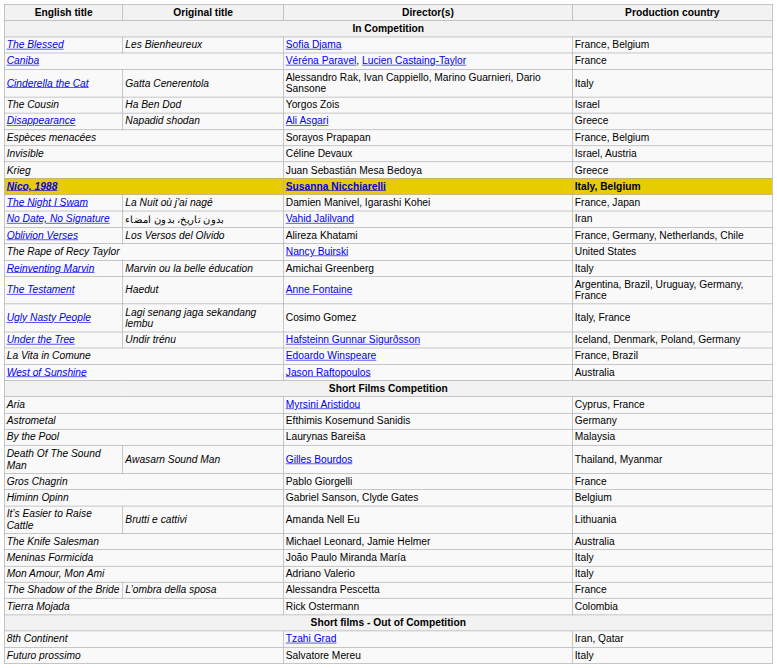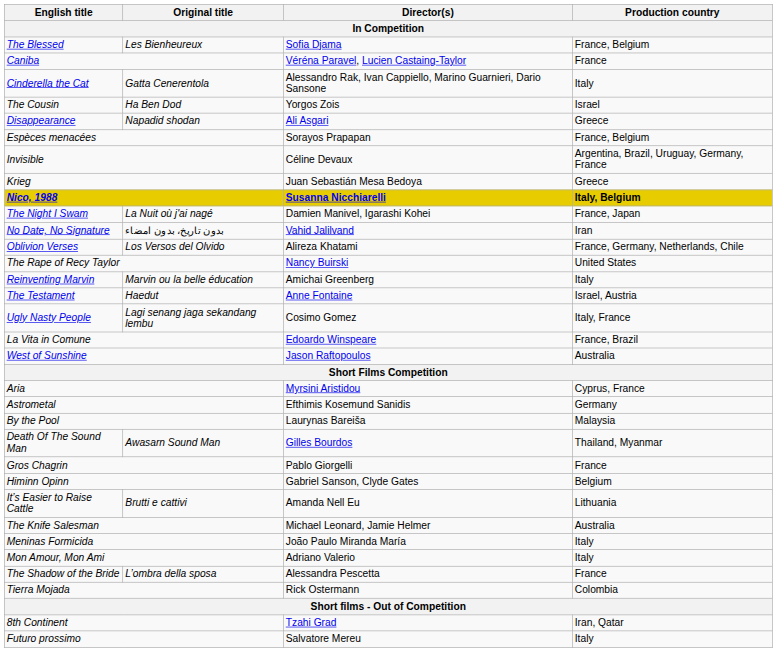(606, 154) Israel, Austria -> (659, 159) Argentina, Brazil, Uruguay, Germany, France
(659, 290) Argentina, Brazil, Uruguay, Germany, France -> (606, 296) Israel, Austria
- row: (41, 340)
